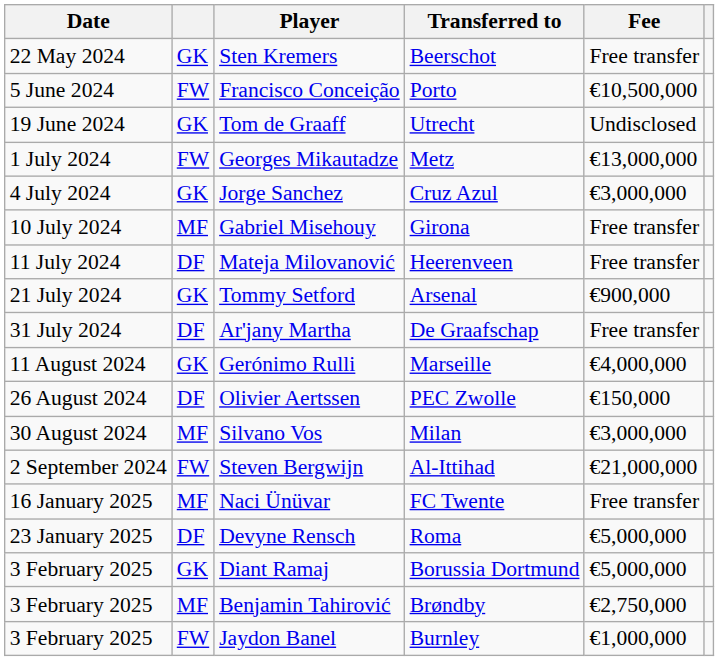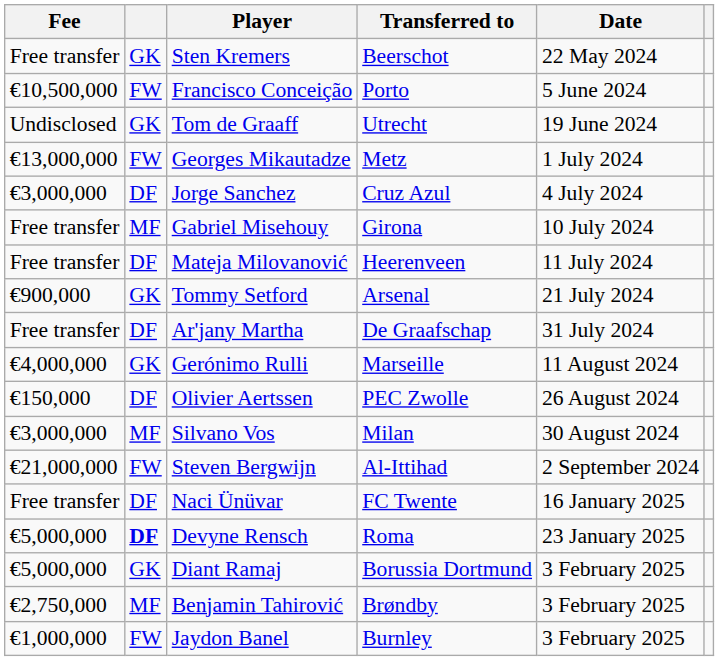columns swapped: (88, 21) <-> (644, 21)
(192, 192) GK -> (143, 192) DF
(192, 501) MF -> (143, 501) DF
(191, 535) normal -> (144, 535) bold
